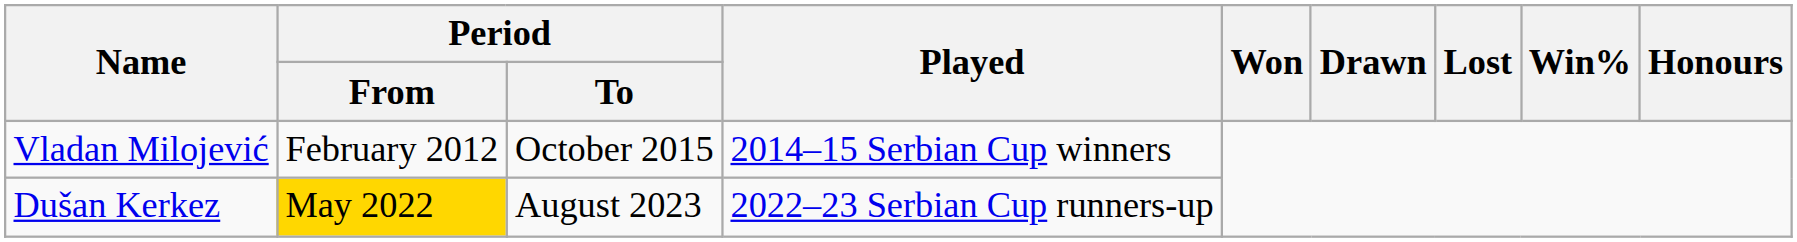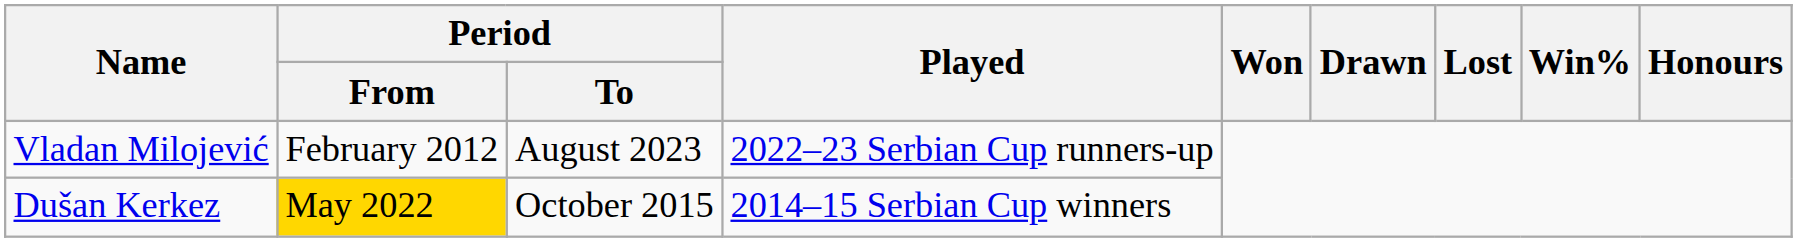(614, 148) October 2015 -> (608, 148) August 2023
(951, 148) 2014–15 Serbian Cup winners -> (972, 148) 2022–23 Serbian Cup runners-up
(608, 206) August 2023 -> (614, 206) October 2015
(972, 206) 2022–23 Serbian Cup runners-up -> (951, 206) 2014–15 Serbian Cup winners
